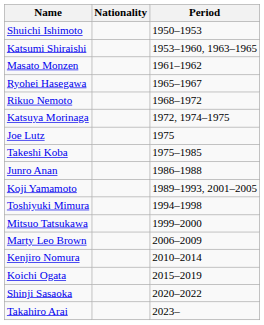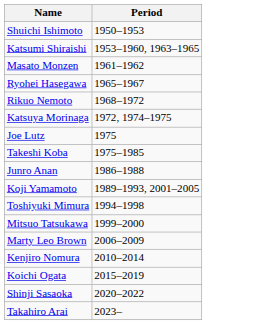- column: (121, 13)
